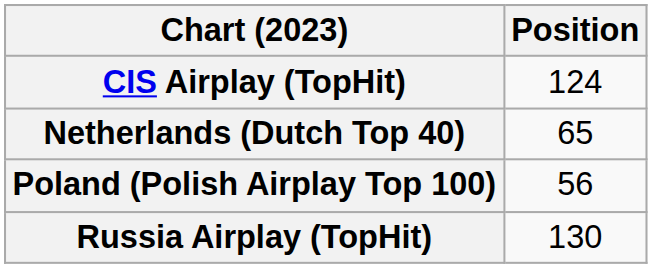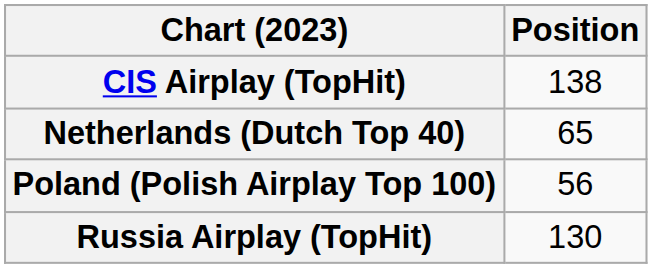(575, 81) 124 -> (575, 81) 138
